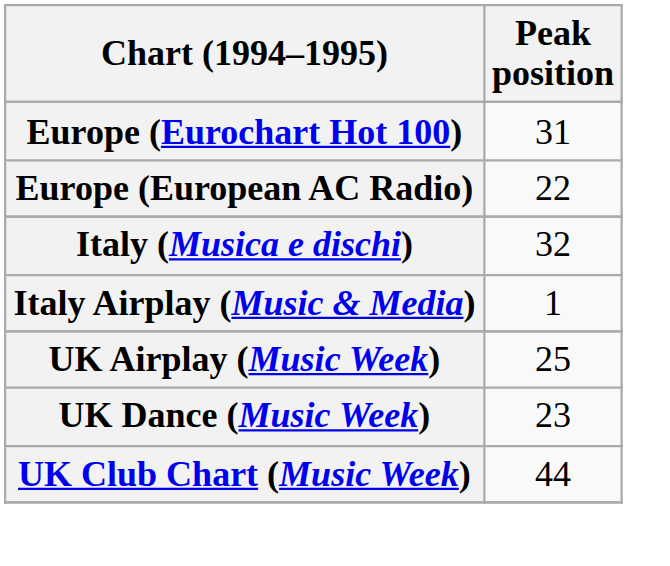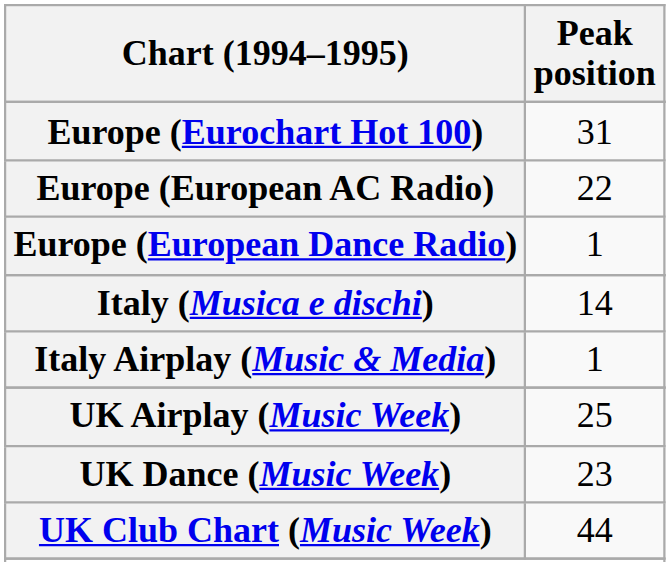+ row: (265, 244)
(553, 244) 32 -> (595, 301) 14
